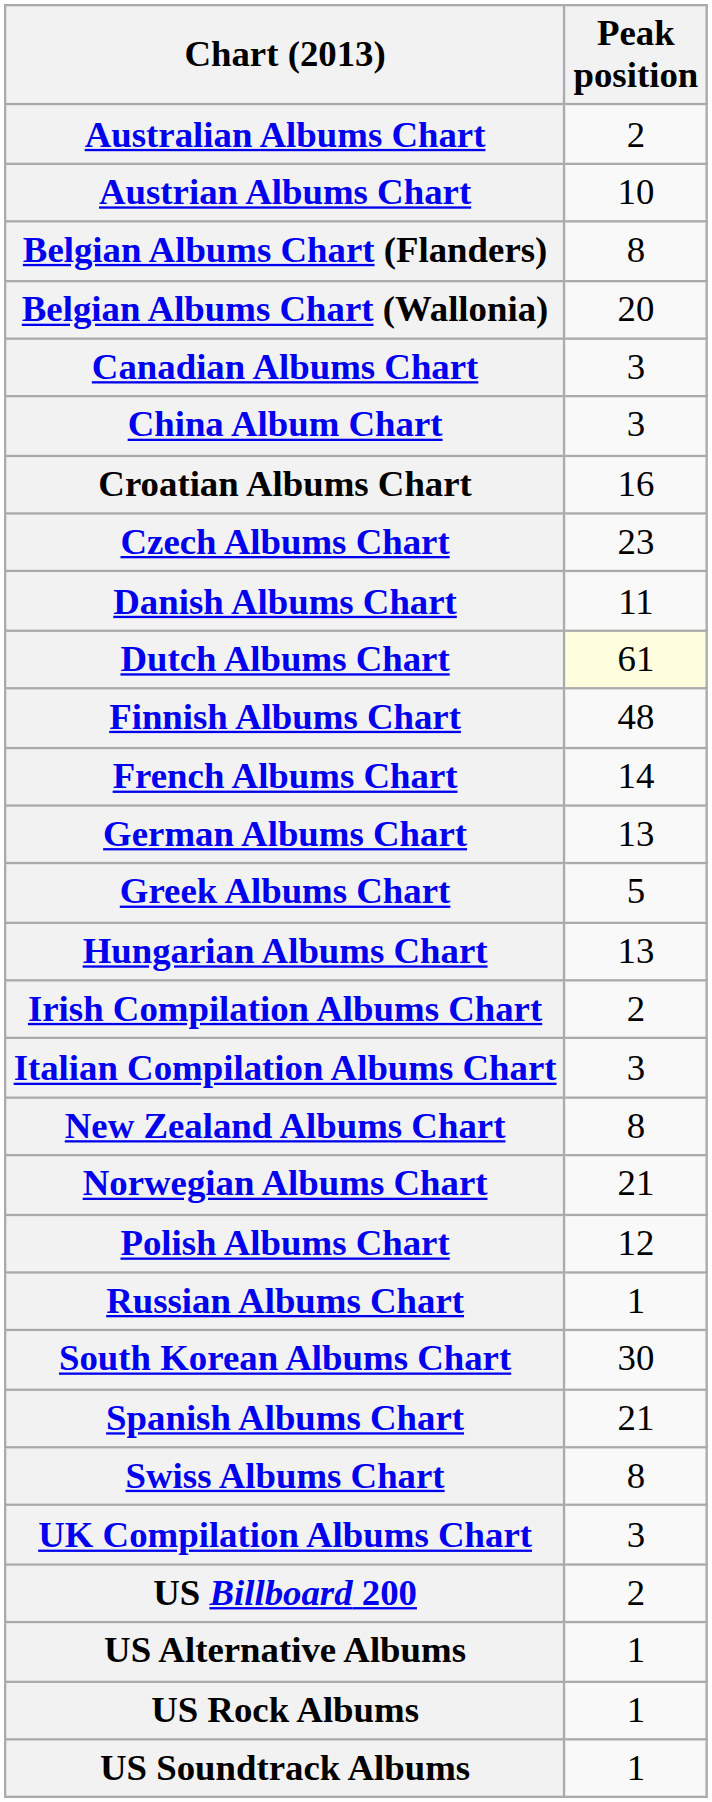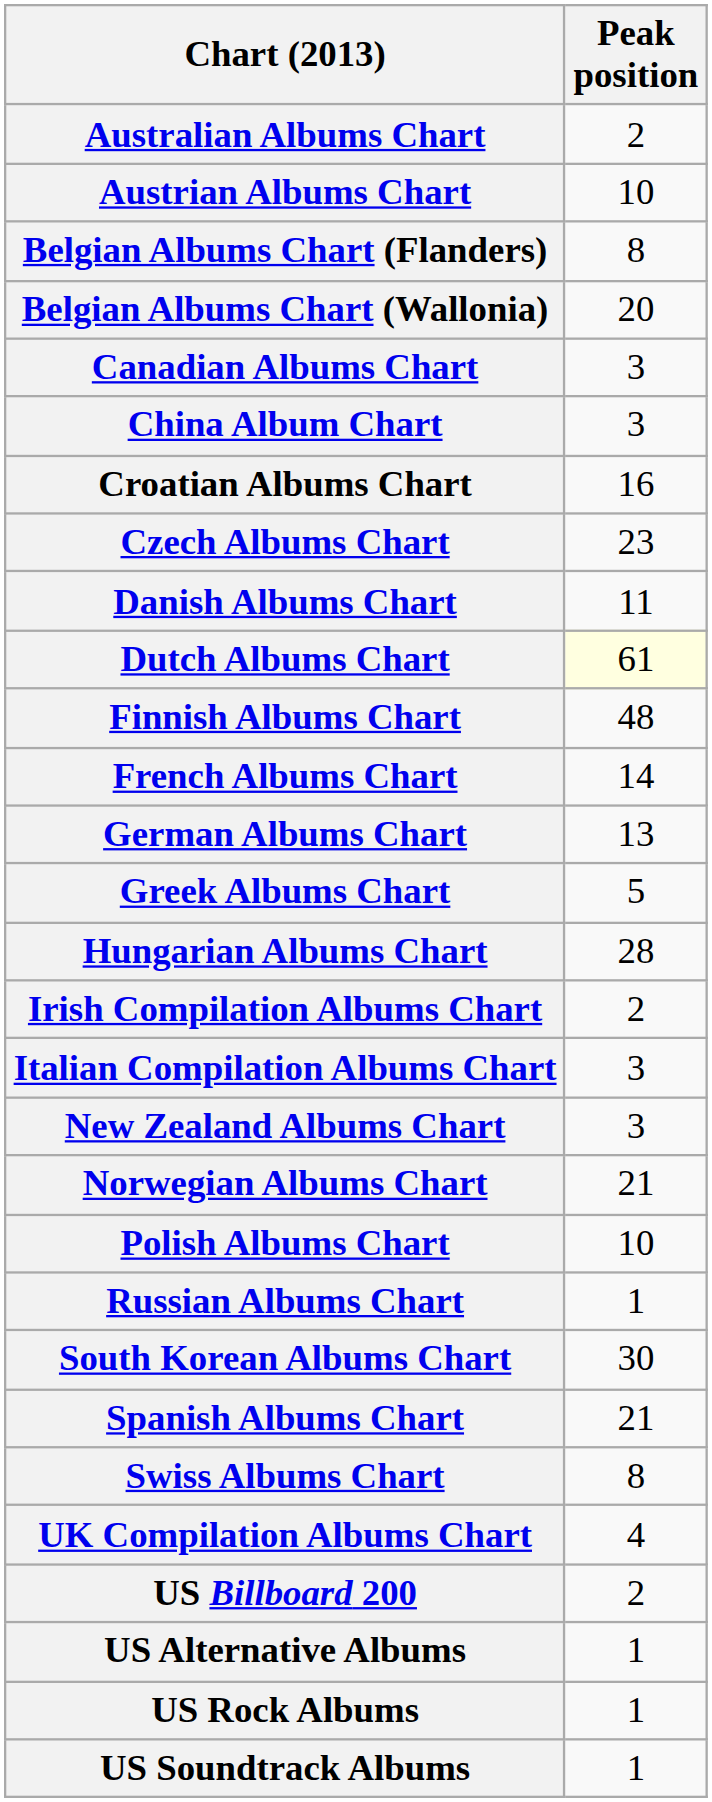(636, 950) 13 -> (636, 950) 28
(636, 1125) 8 -> (636, 1125) 3
(636, 1242) 12 -> (636, 1242) 10
(636, 1534) 3 -> (636, 1534) 4
